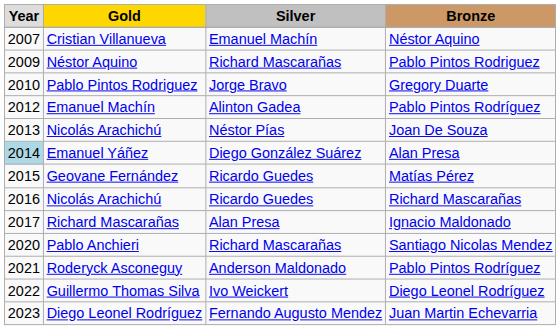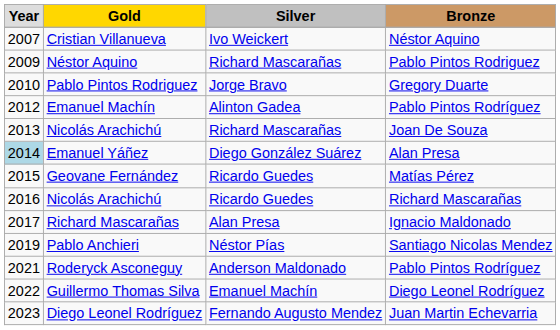(263, 39) Emanuel Machín -> (249, 39) Ivo Weickert
(247, 130) Néstor Pías -> (275, 130) Richard Mascarañas
(24, 245) 2020 -> (24, 245) 2019
(275, 245) Richard Mascarañas -> (247, 245) Néstor Pías
(249, 290) Ivo Weickert -> (263, 290) Emanuel Machín
